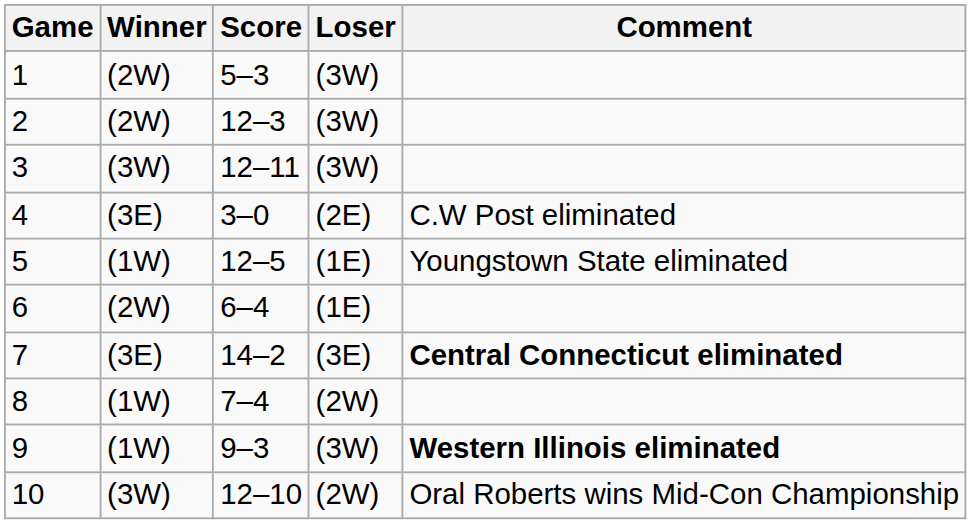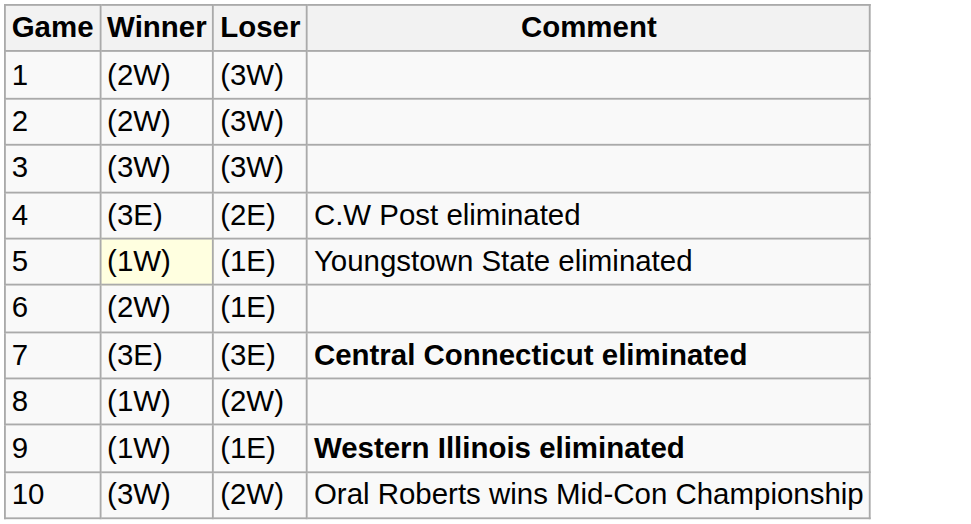- column: (261, 27)
(139, 261) no background -> (139, 261) lightyellow background
(348, 448) (3W) -> (248, 448) (1E)
